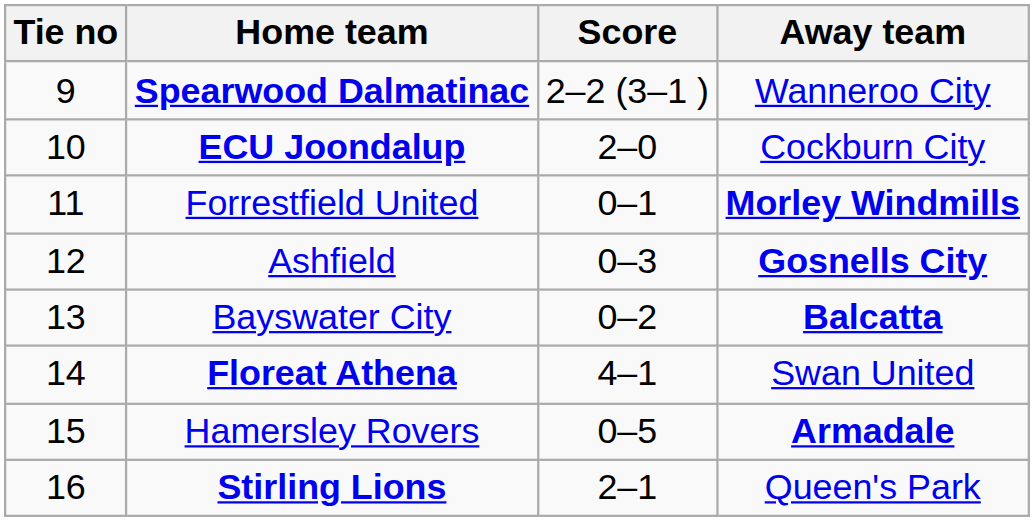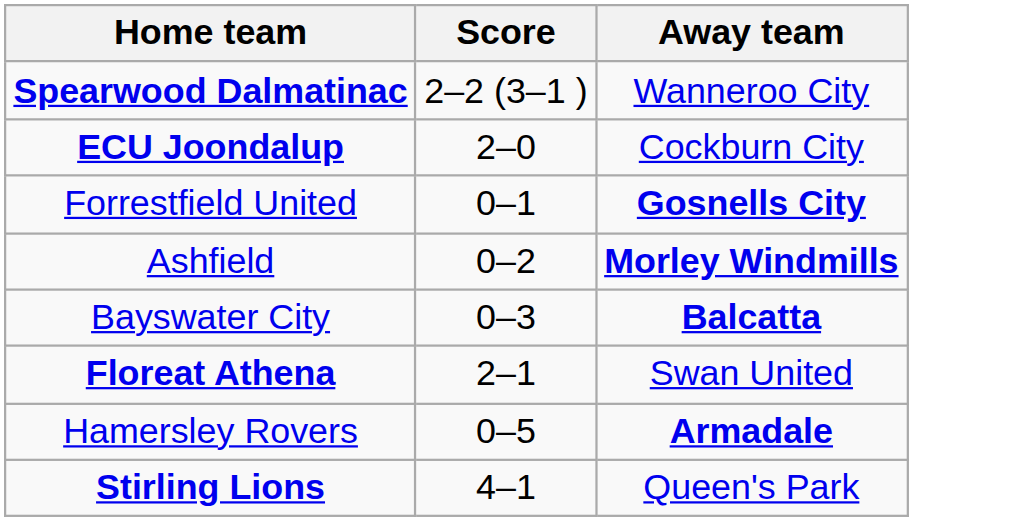- column: (66, 32)
(873, 203) Morley Windmills -> (751, 203) Gosnells City
(627, 260) 0–3 -> (506, 260) 0–2
(873, 260) Gosnells City -> (751, 260) Morley Windmills
(627, 317) 0–2 -> (506, 317) 0–3
(627, 373) 4–1 -> (506, 373) 2–1
(627, 487) 2–1 -> (506, 487) 4–1
